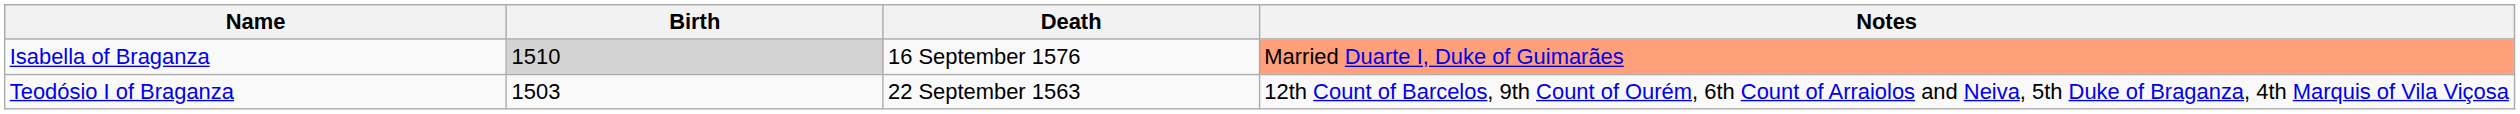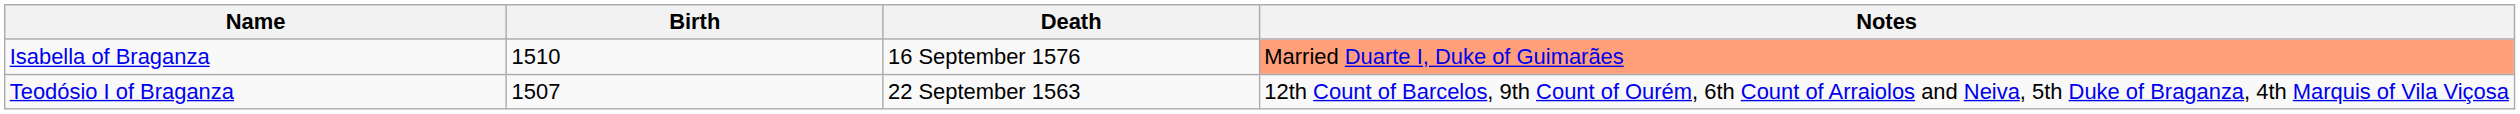(536, 56) lightgrey background -> (536, 56) no background
(536, 91) 1503 -> (536, 91) 1507
